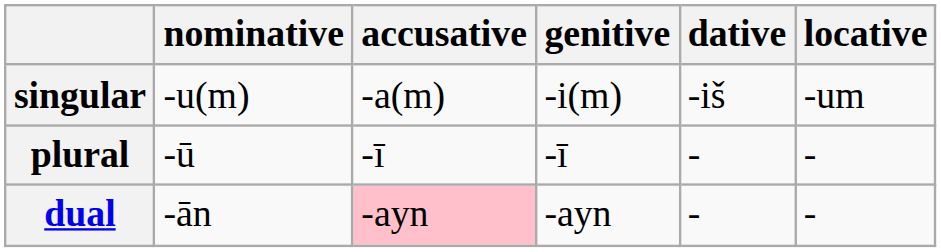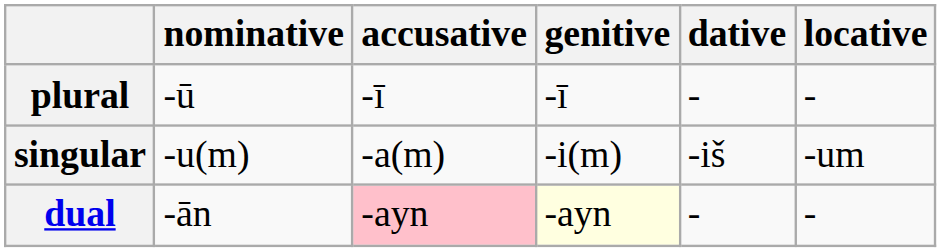rows swapped: (80, 94) <-> (80, 154)
(578, 214) no background -> (578, 214) lightyellow background
